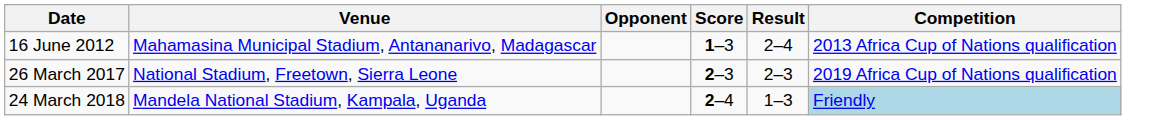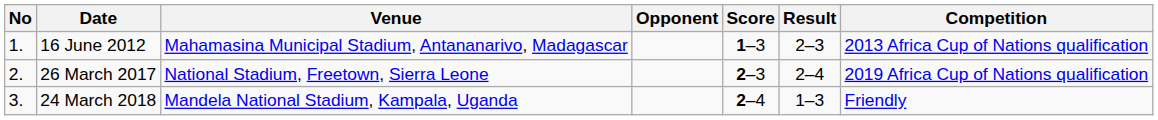+ column: (20, 18)
(778, 45) 2–4 -> (810, 45) 2–3
(778, 73) 2–3 -> (810, 73) 2–4
(844, 100) lightblue background -> (875, 100) no background
